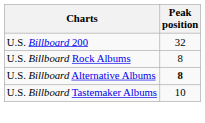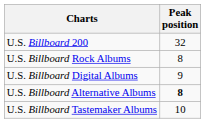+ row: (72, 76)
